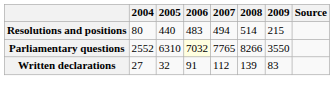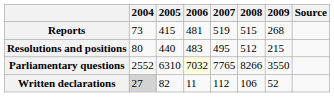+ row: (67, 30)
(221, 30) 494 -> (221, 48) 495
(249, 30) 514 -> (249, 48) 512
(137, 65) no background -> (137, 83) lightgrey background
(164, 65) 32 -> (164, 83) 82
(191, 65) 91 -> (191, 83) 11
(249, 65) 139 -> (249, 83) 106
(273, 65) 83 -> (273, 83) 52
